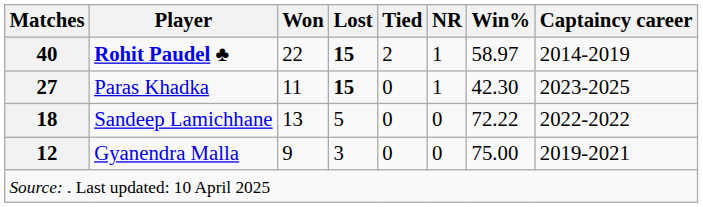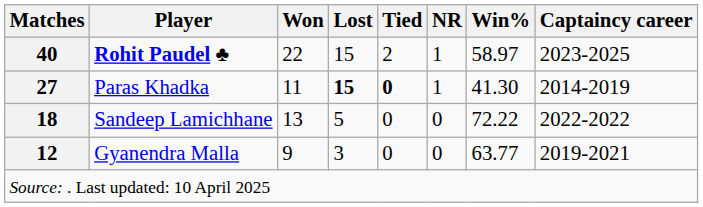(344, 53) bold -> (344, 53) normal
(585, 53) 2014-2019 -> (585, 53) 2023-2025
(387, 86) normal -> (387, 86) bold
(495, 86) 42.30 -> (495, 86) 41.30
(585, 86) 2023-2025 -> (585, 86) 2014-2019
(495, 152) 75.00 -> (495, 152) 63.77
